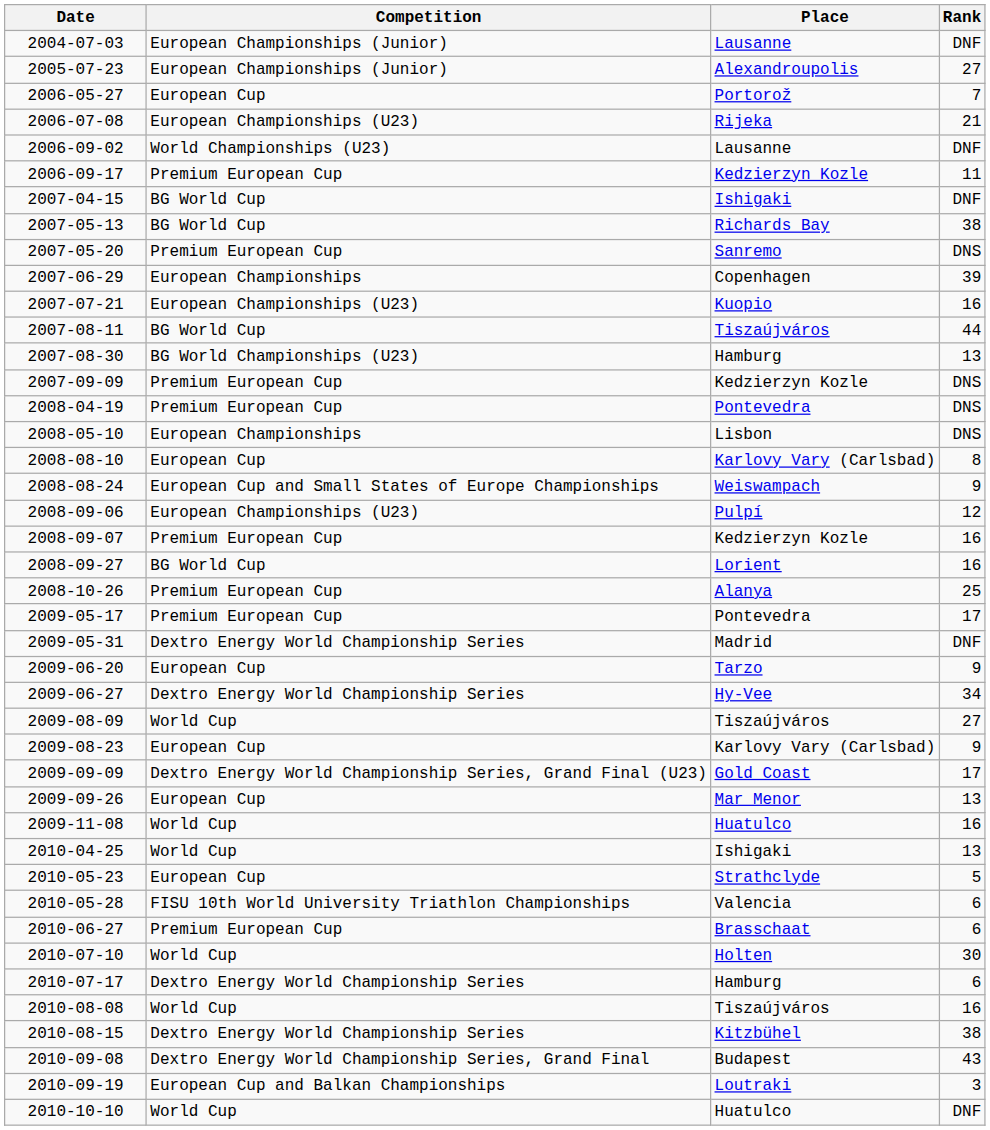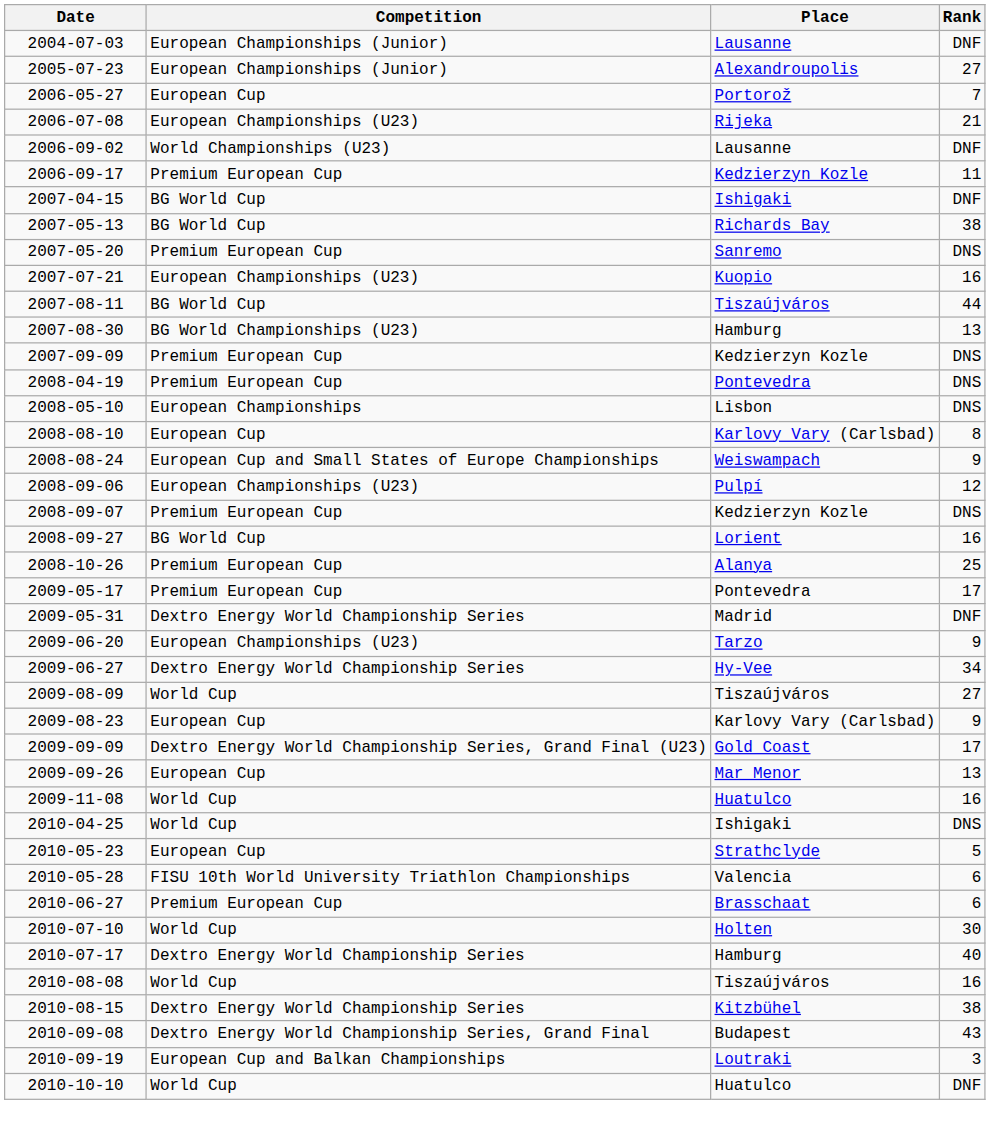- row: (76, 278)
(972, 539) 16 -> (967, 513) DNS
(208, 669) European Cup -> (285, 643) European Championships (U23)
(972, 852) 13 -> (967, 826) DNS
(976, 982) 6 -> (972, 956) 40
